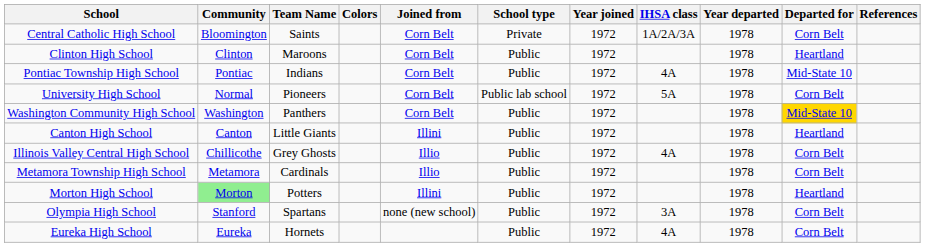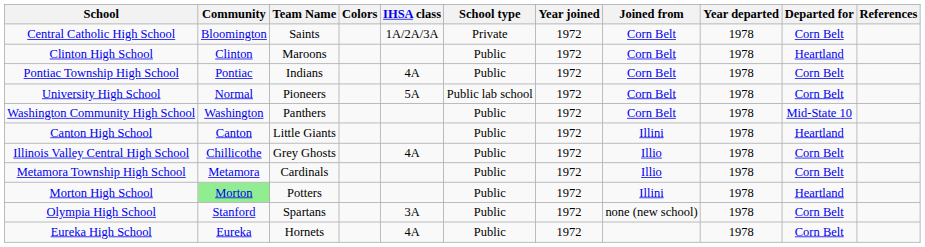columns swapped: (669, 14) <-> (429, 14)
(819, 73) Mid-State 10 -> (819, 73) Corn Belt
(819, 113) gold background -> (819, 113) no background
